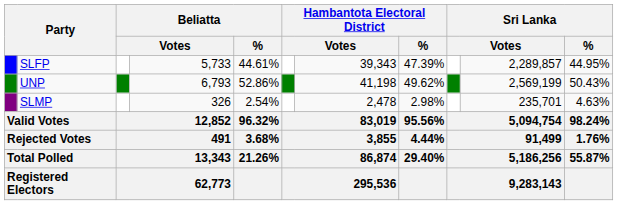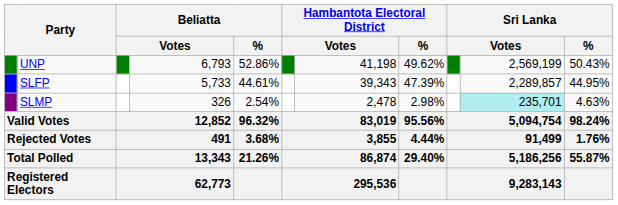rows swapped: (32, 83) <-> (35, 64)
(540, 102) no background -> (540, 102) paleturquoise background
